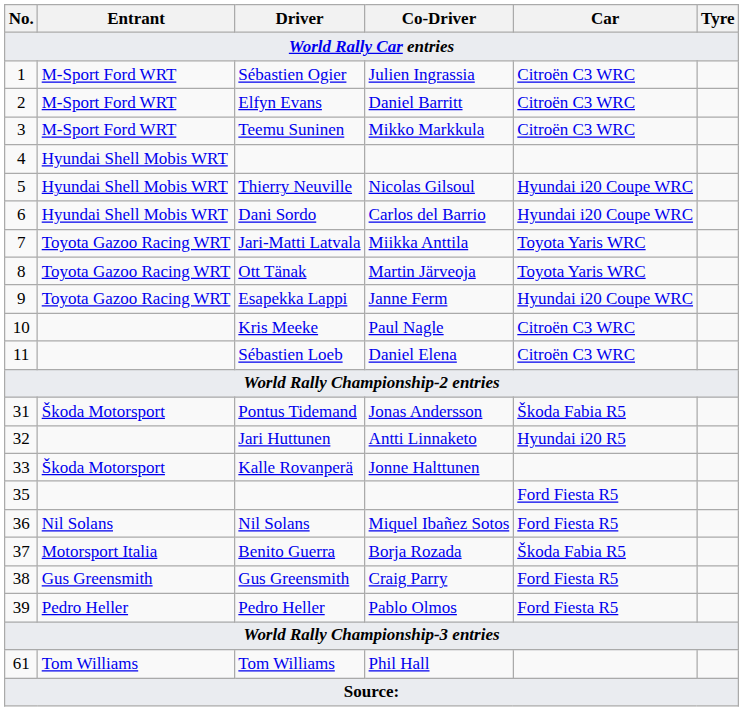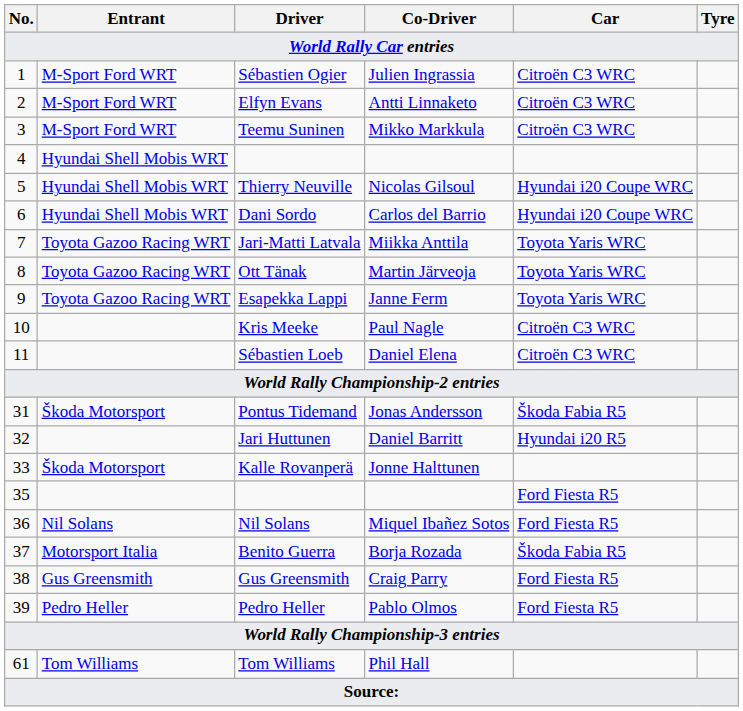(416, 102) Daniel Barritt -> (423, 102) Antti Linnaketo
(605, 298) Hyundai i20 Coupe WRC -> (581, 298) Toyota Yaris WRC
(423, 438) Antti Linnaketo -> (416, 438) Daniel Barritt
